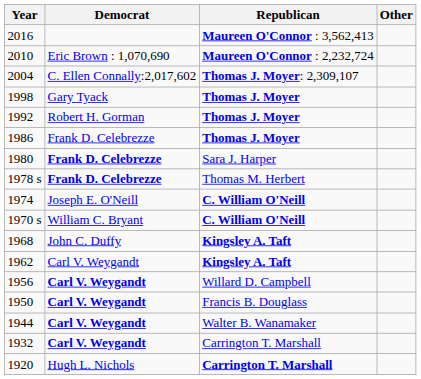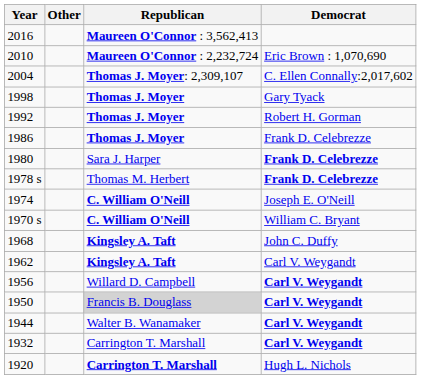columns swapped: (122, 14) <-> (396, 14)
(255, 302) no background -> (139, 302) lightgrey background
